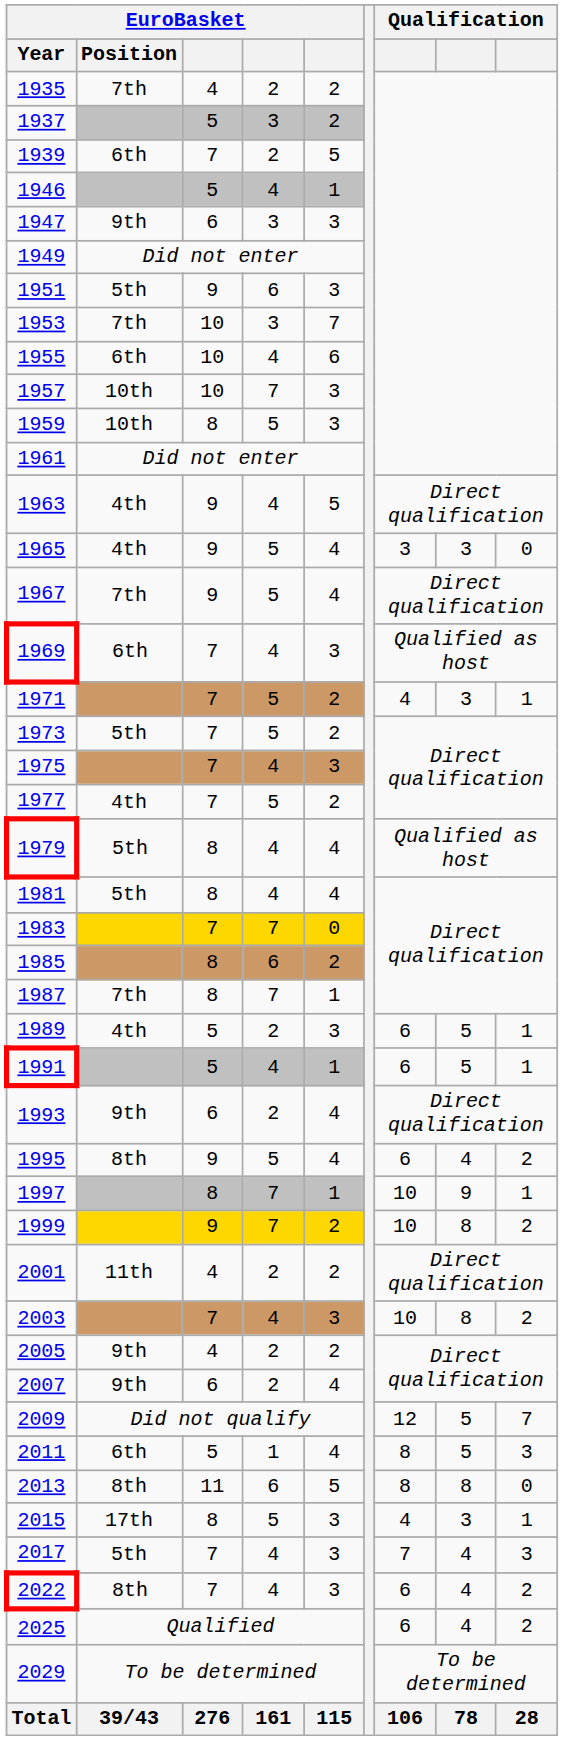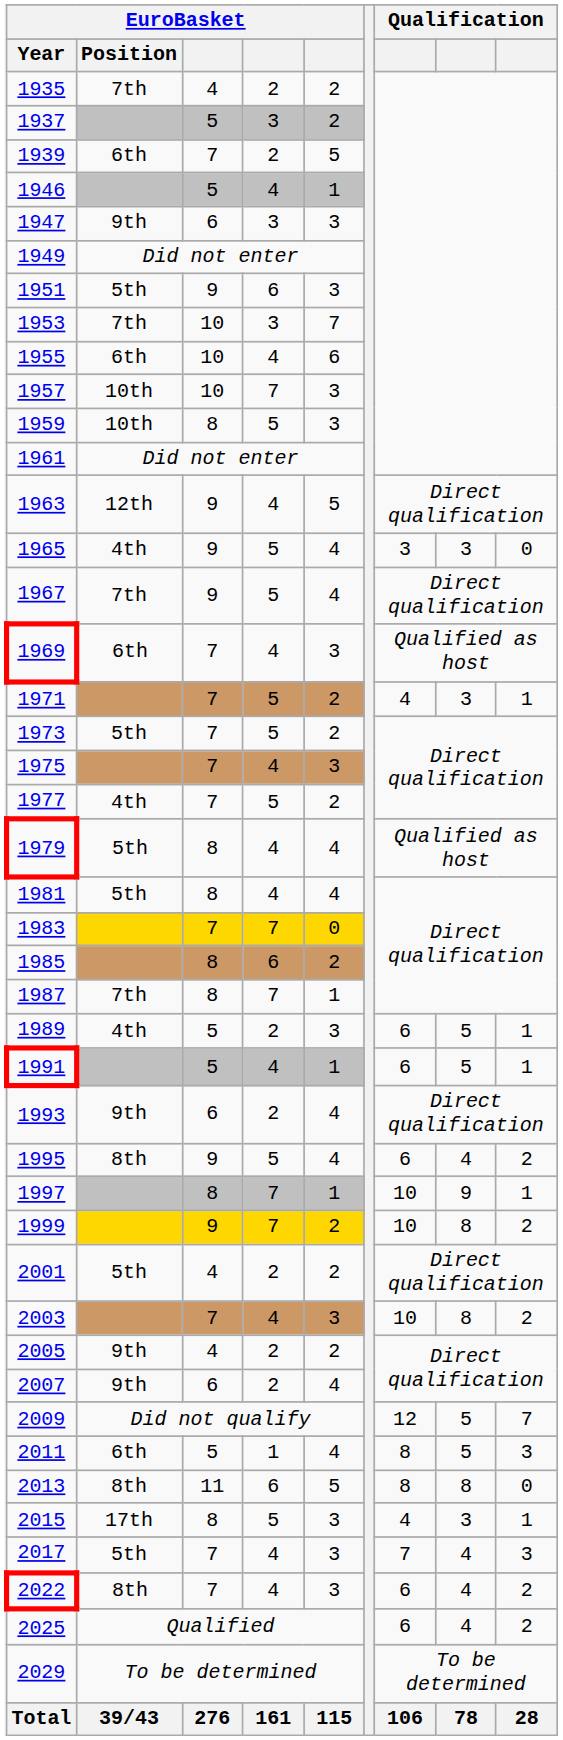(129, 504) 4th -> (129, 504) 12th
(129, 1272) 11th -> (129, 1272) 5th
